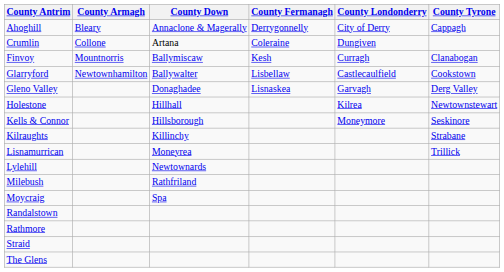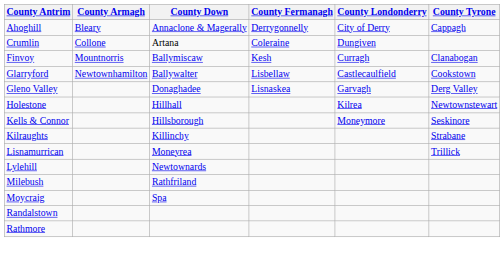- row: (18, 244)
- row: (27, 259)
